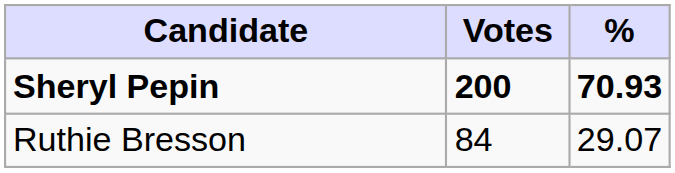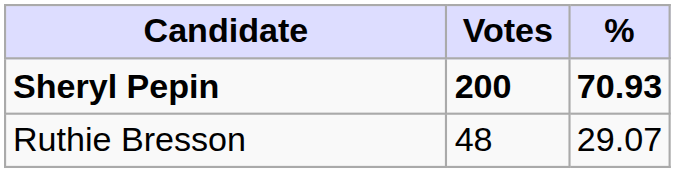(474, 139) 84 -> (474, 139) 48
